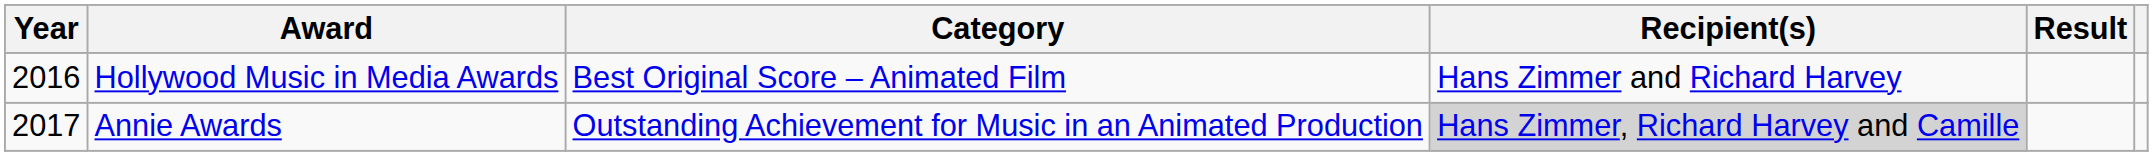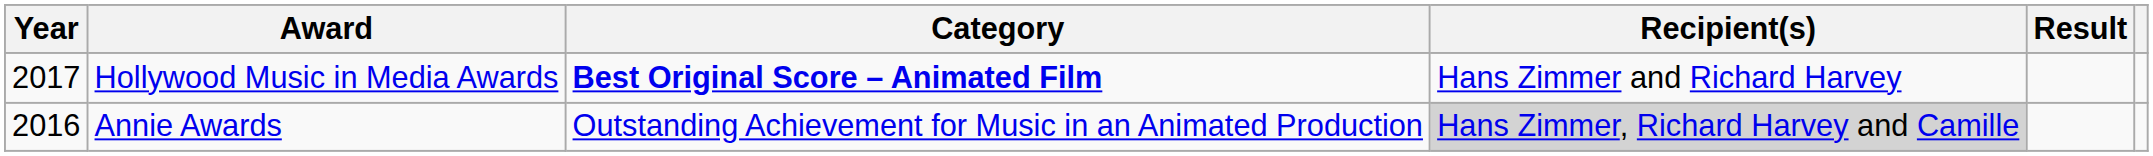(46, 77) 2016 -> (46, 77) 2017
(819, 77) normal -> (837, 77) bold
(46, 126) 2017 -> (46, 126) 2016
